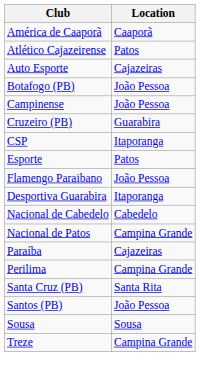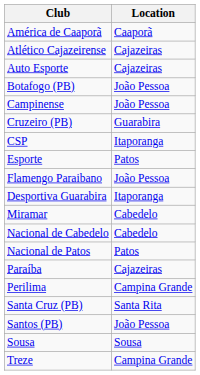(127, 50) Patos -> (138, 50) Cajazeiras
+ row: (27, 214)
(153, 232) Campina Grande -> (127, 251) Patos
